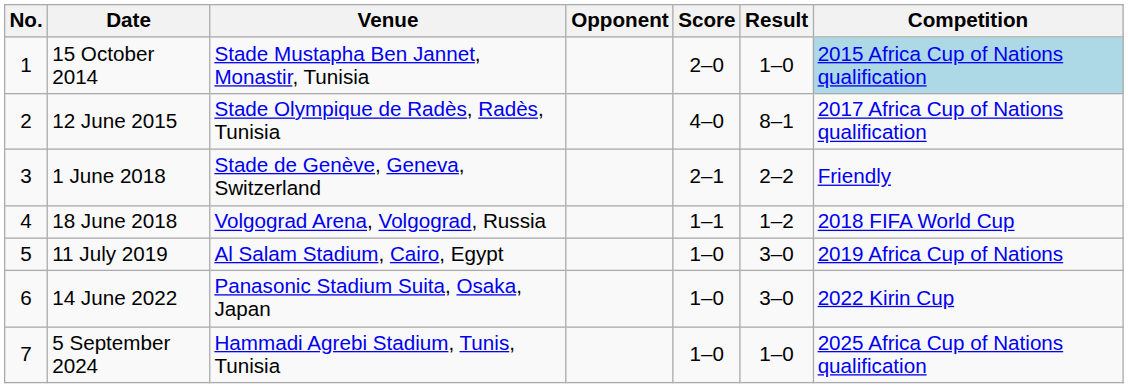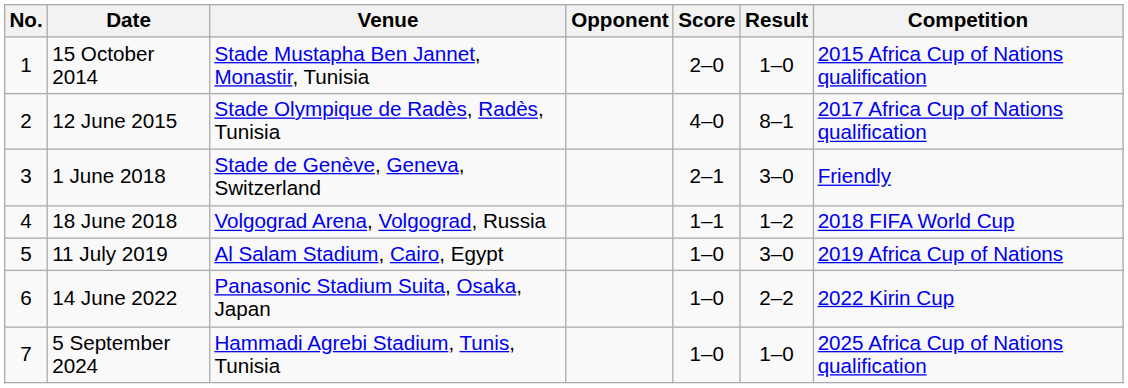(940, 65) lightblue background -> (940, 65) no background
(777, 177) 2–2 -> (777, 177) 3–0
(777, 298) 3–0 -> (777, 298) 2–2
